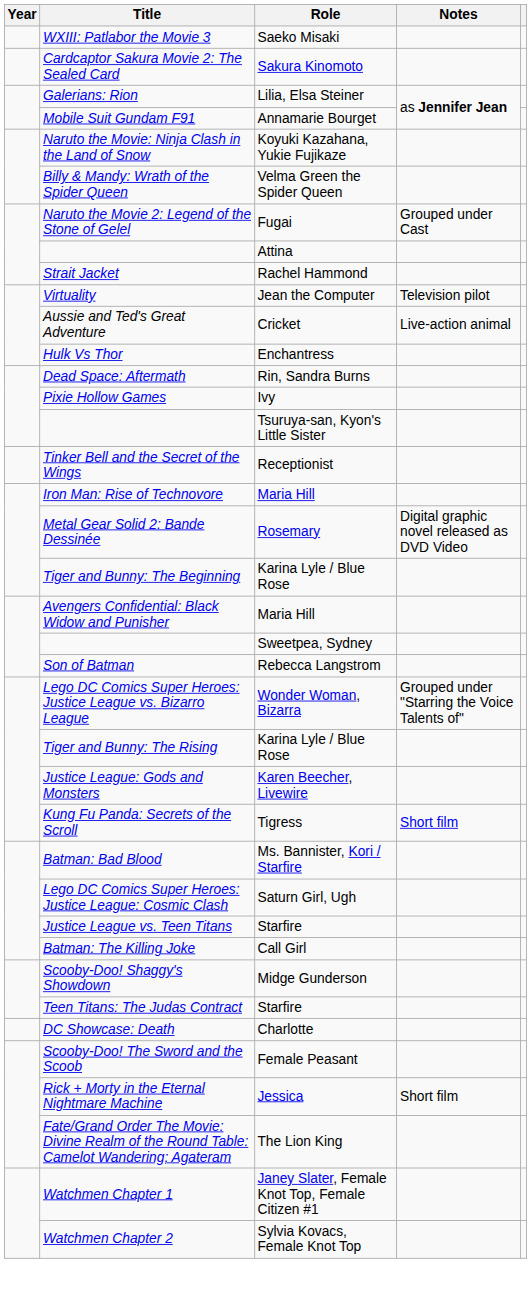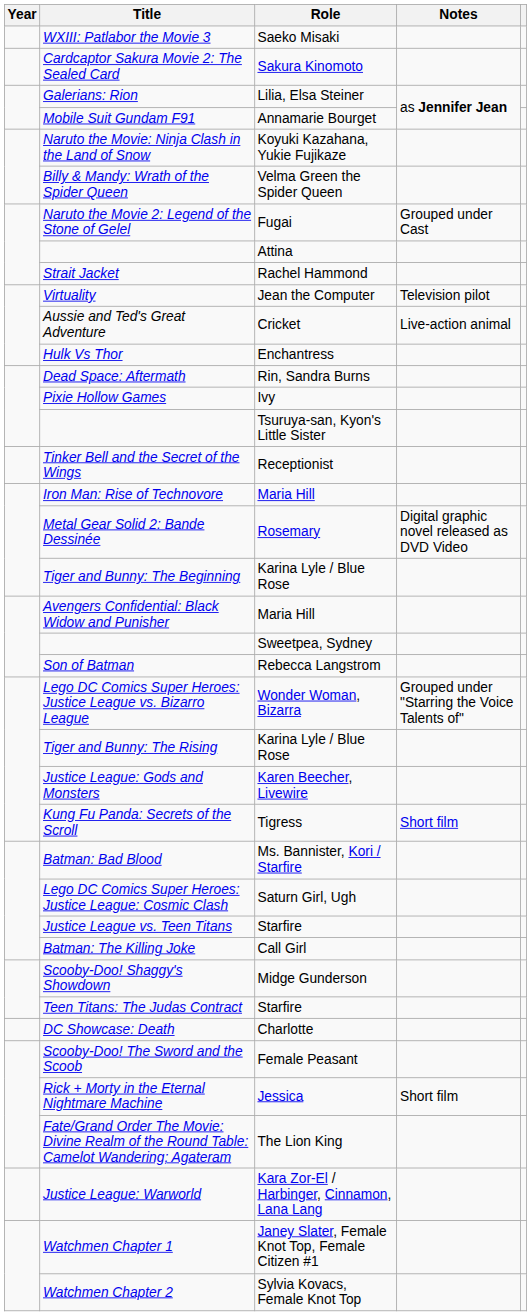+ row: (122, 1194)
